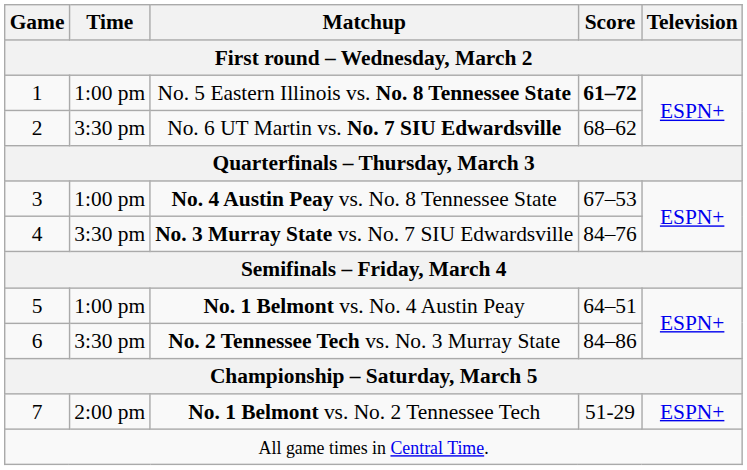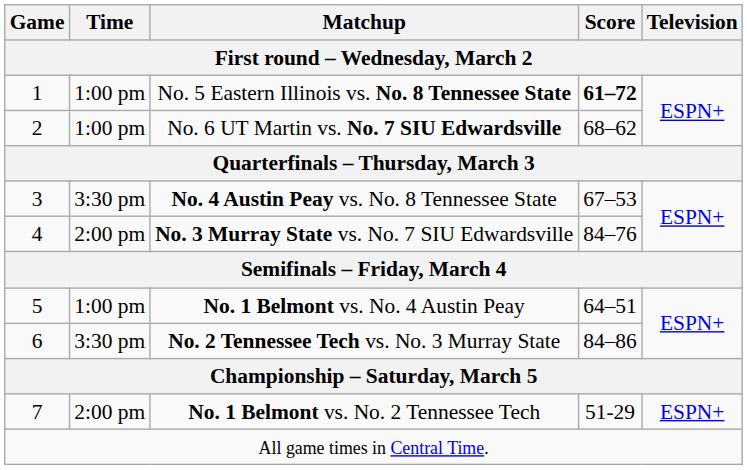(110, 128) 3:30 pm -> (110, 128) 1:00 pm
(110, 199) 1:00 pm -> (110, 199) 3:30 pm
(110, 234) 3:30 pm -> (110, 234) 2:00 pm
